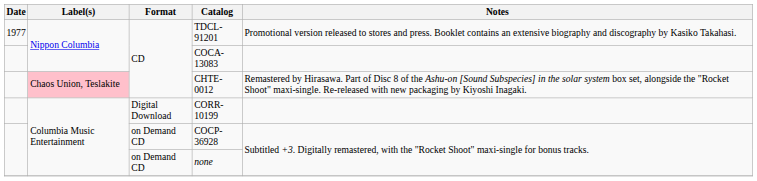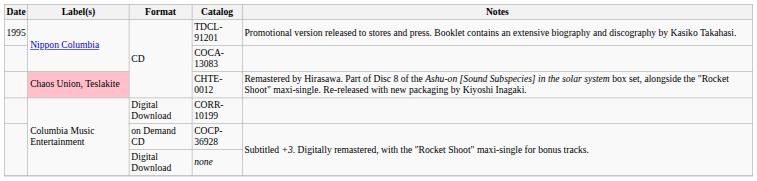(16, 32) 1977 -> (16, 32) 1995
(154, 162) on Demand CD -> (151, 162) Digital Download
